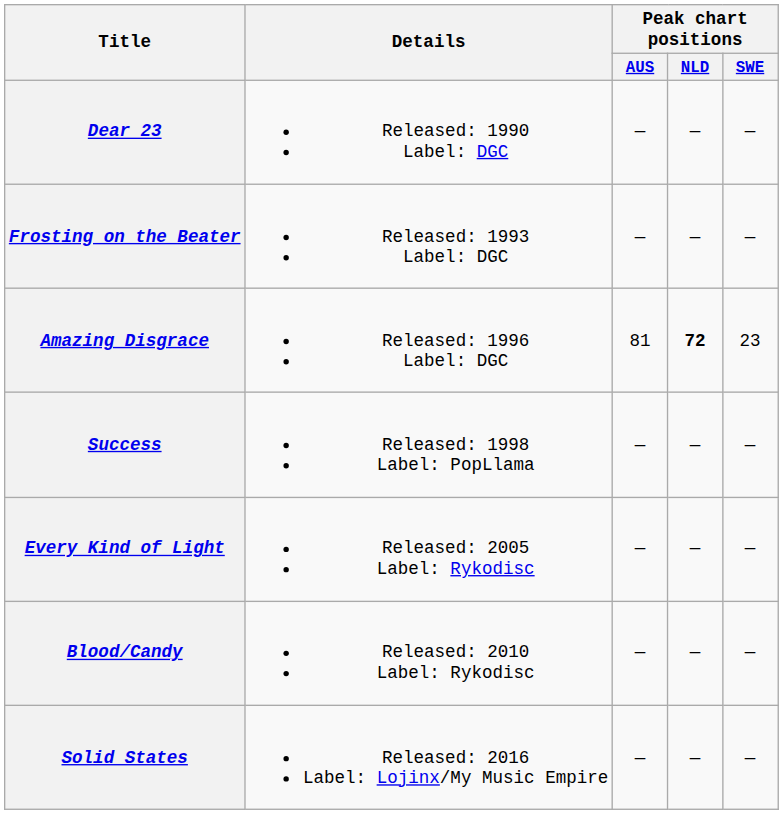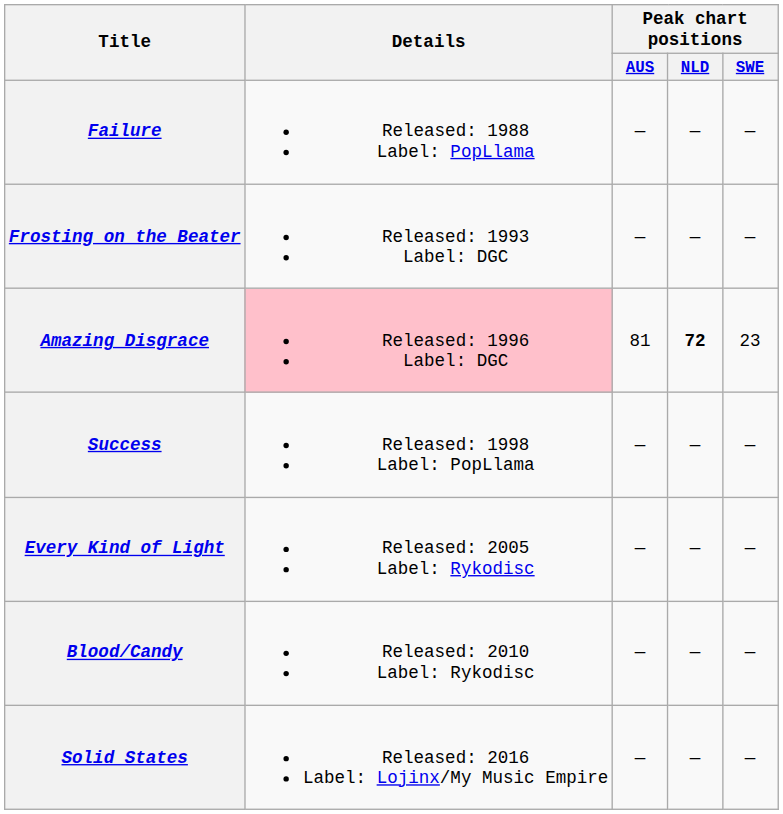+ row: (125, 132)
- row: (125, 132)
(429, 351) no background -> (429, 351) pink background
